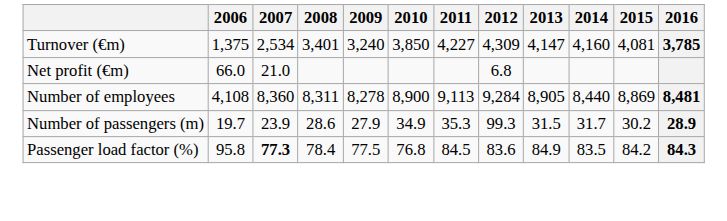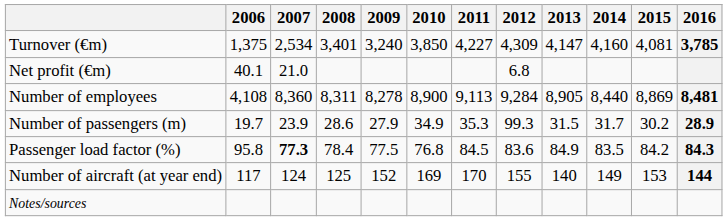(230, 70) 66.0 -> (248, 70) 40.1
+ row: (116, 176)
+ row: (48, 203)
